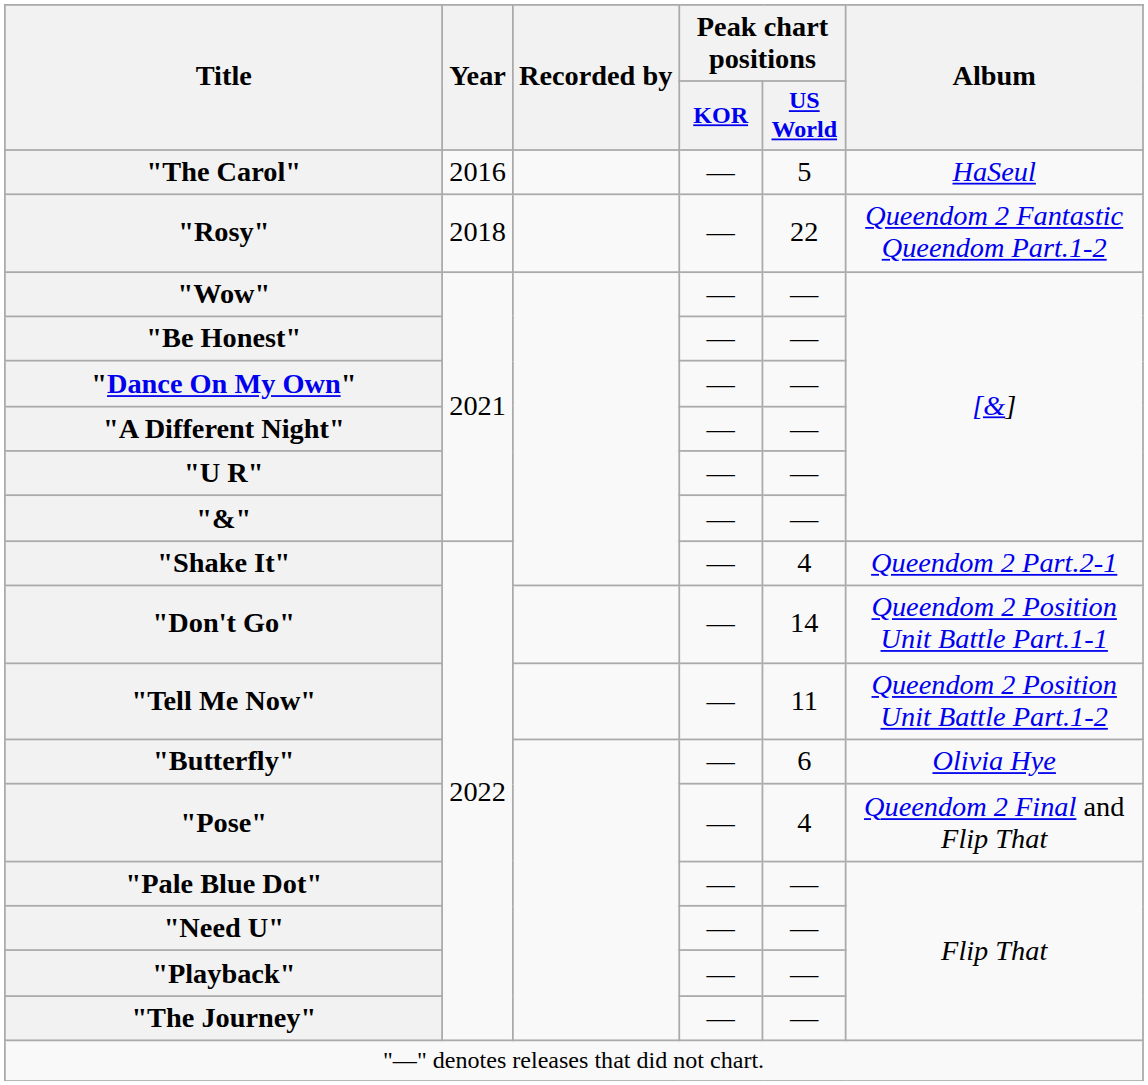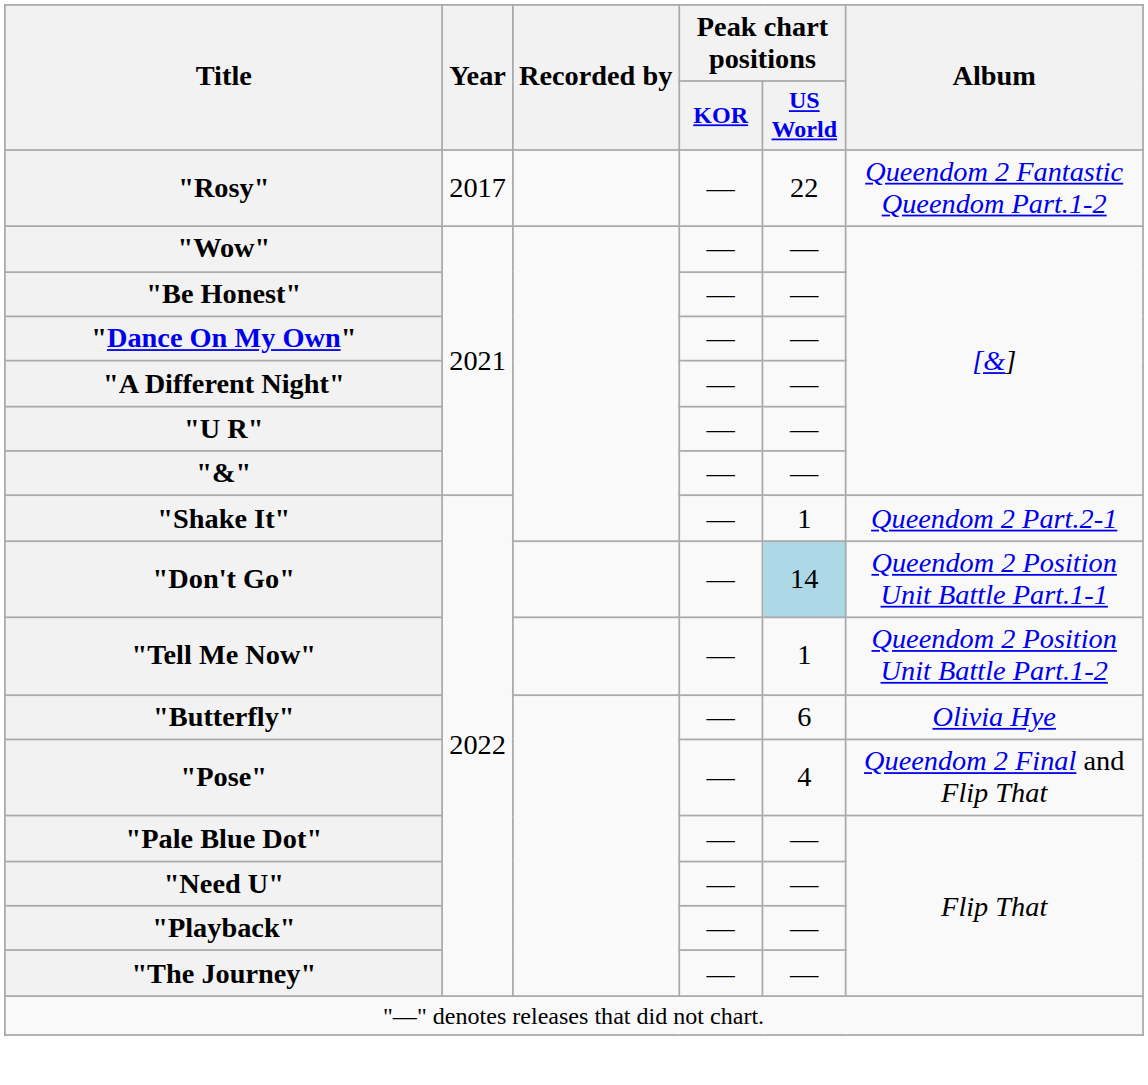- row: (224, 171)
(478, 232) 2018 -> (478, 187) 2017
(804, 562) 4 -> (804, 518) 1
(804, 623) no background -> (804, 578) lightblue background
(804, 700) 11 -> (804, 655) 1
